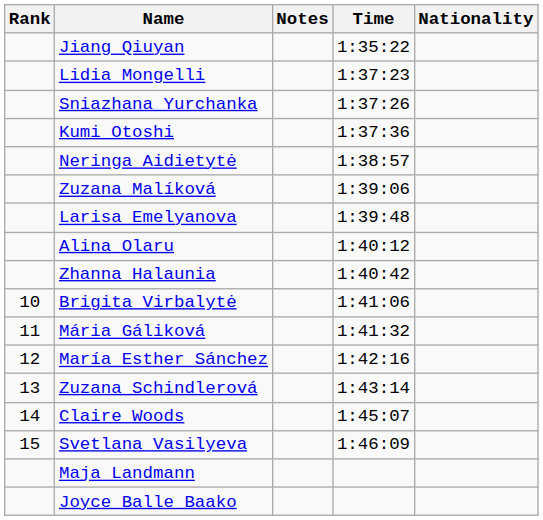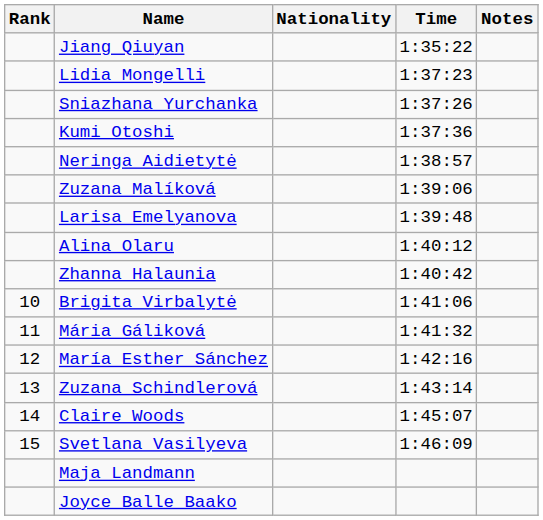columns swapped: (476, 19) <-> (302, 19)
